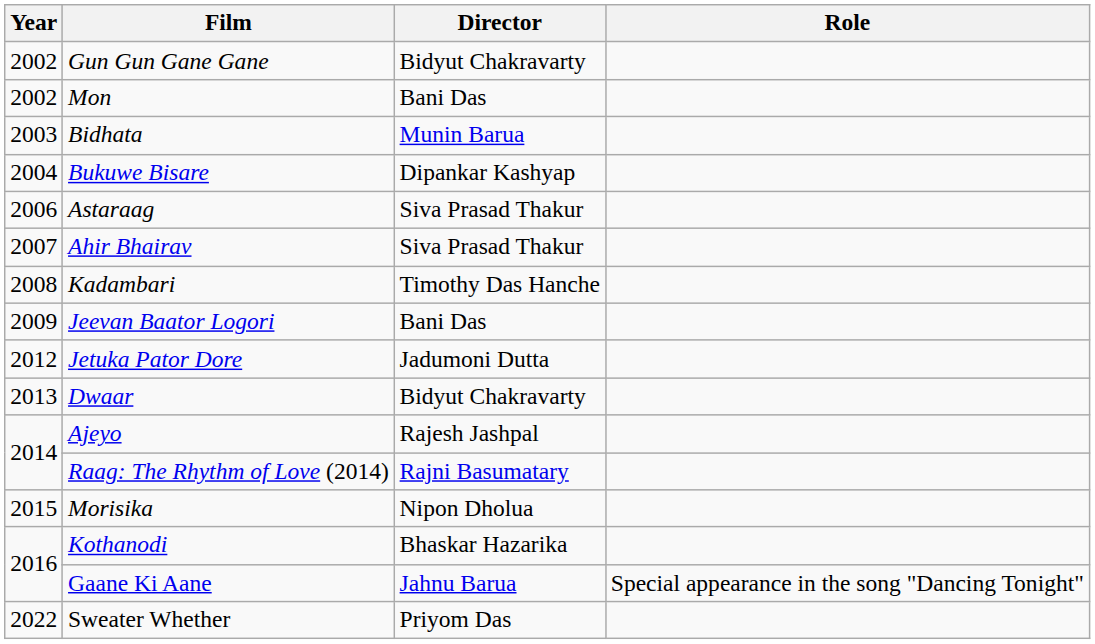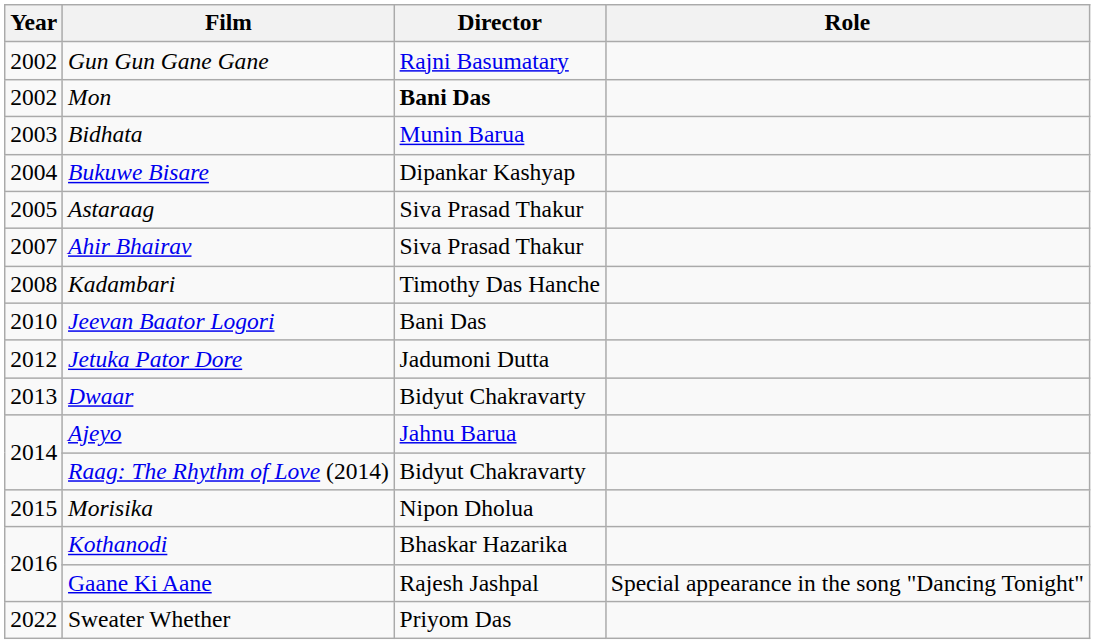(493, 60) Bidyut Chakravarty -> (484, 60) Rajni Basumatary
(443, 97) normal -> (445, 97) bold
(34, 209) 2006 -> (34, 209) 2005
(34, 321) 2009 -> (34, 321) 2010
(469, 433) Rajesh Jashpal -> (458, 433) Jahnu Barua
(484, 470) Rajni Basumatary -> (493, 470) Bidyut Chakravarty
(458, 582) Jahnu Barua -> (469, 582) Rajesh Jashpal
